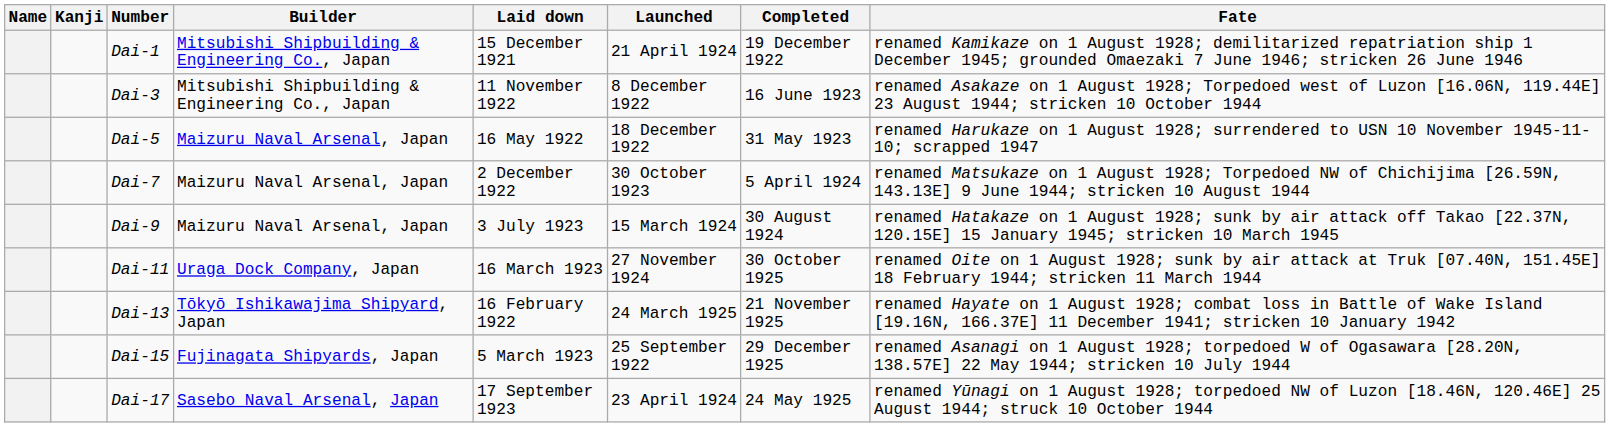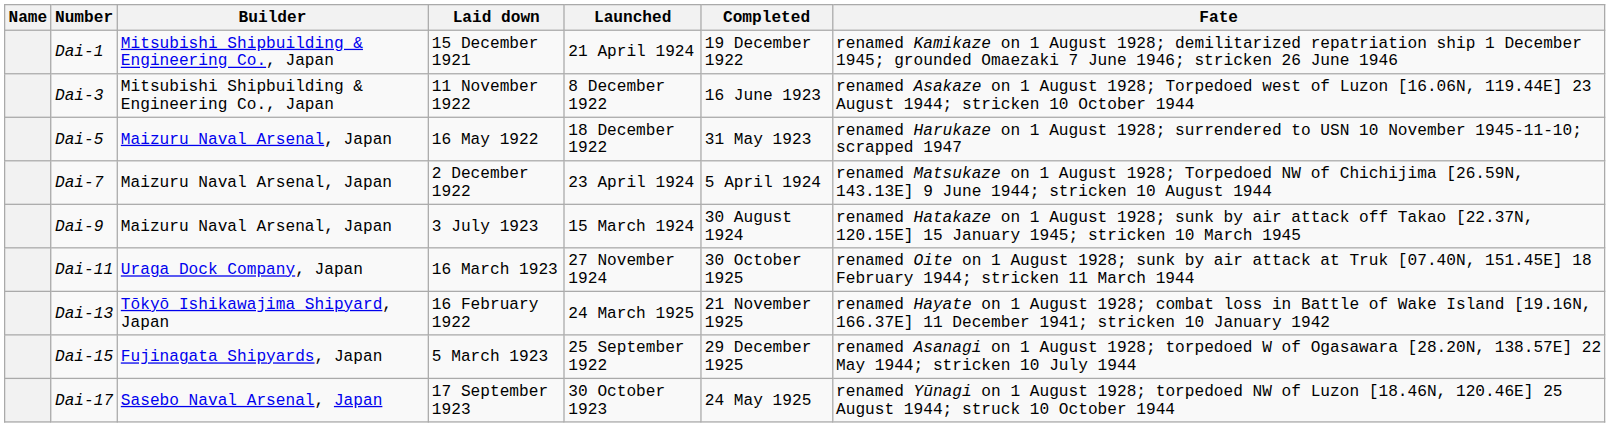- column: (79, 17)
(659, 182) 30 October 1923 -> (631, 182) 23 April 1924
(674, 400) 23 April 1924 -> (617, 400) 30 October 1923
